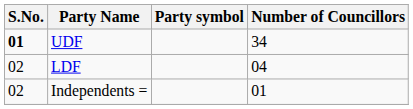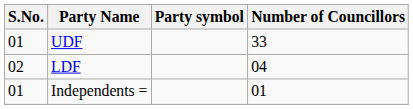(16, 41) bold -> (16, 41) normal
(259, 41) 34 -> (259, 41) 33
(16, 91) 02 -> (16, 91) 01
